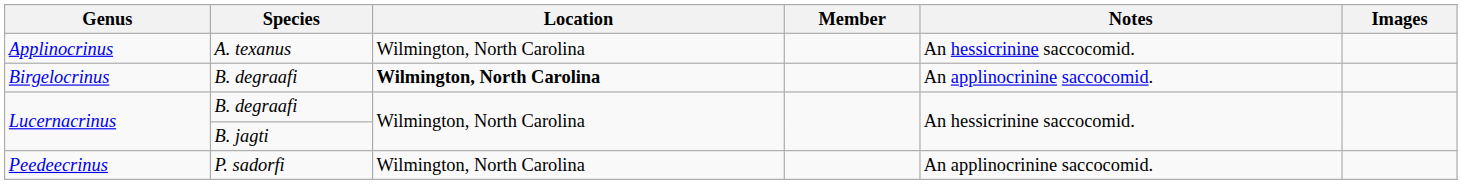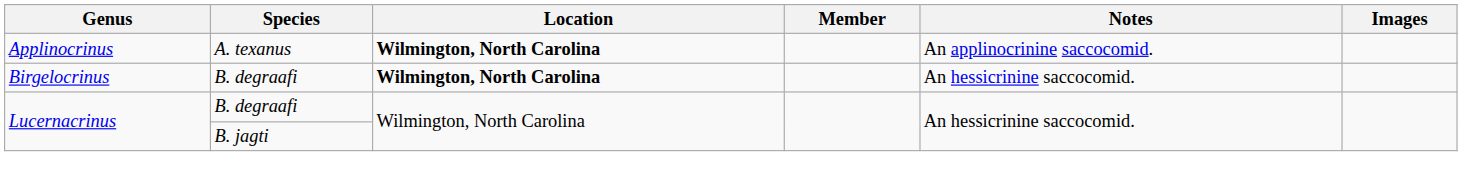(481, 48) normal -> (488, 48) bold
(1029, 48) An hessicrinine saccocomid. -> (1038, 48) An applinocrinine saccocomid.
(1038, 77) An applinocrinine saccocomid. -> (1029, 77) An hessicrinine saccocomid.
- row: (58, 164)
